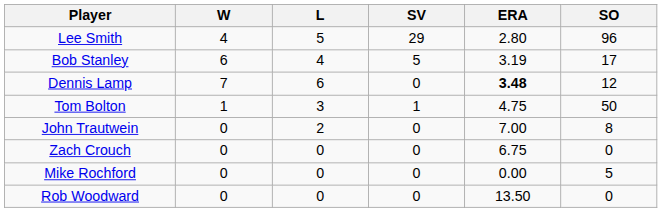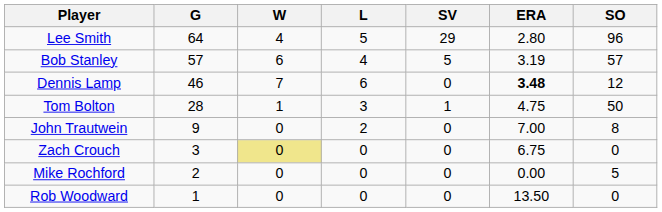+ column: (196, 15)
(609, 60) 17 -> (615, 60) 57
(224, 151) no background -> (280, 151) khaki background
